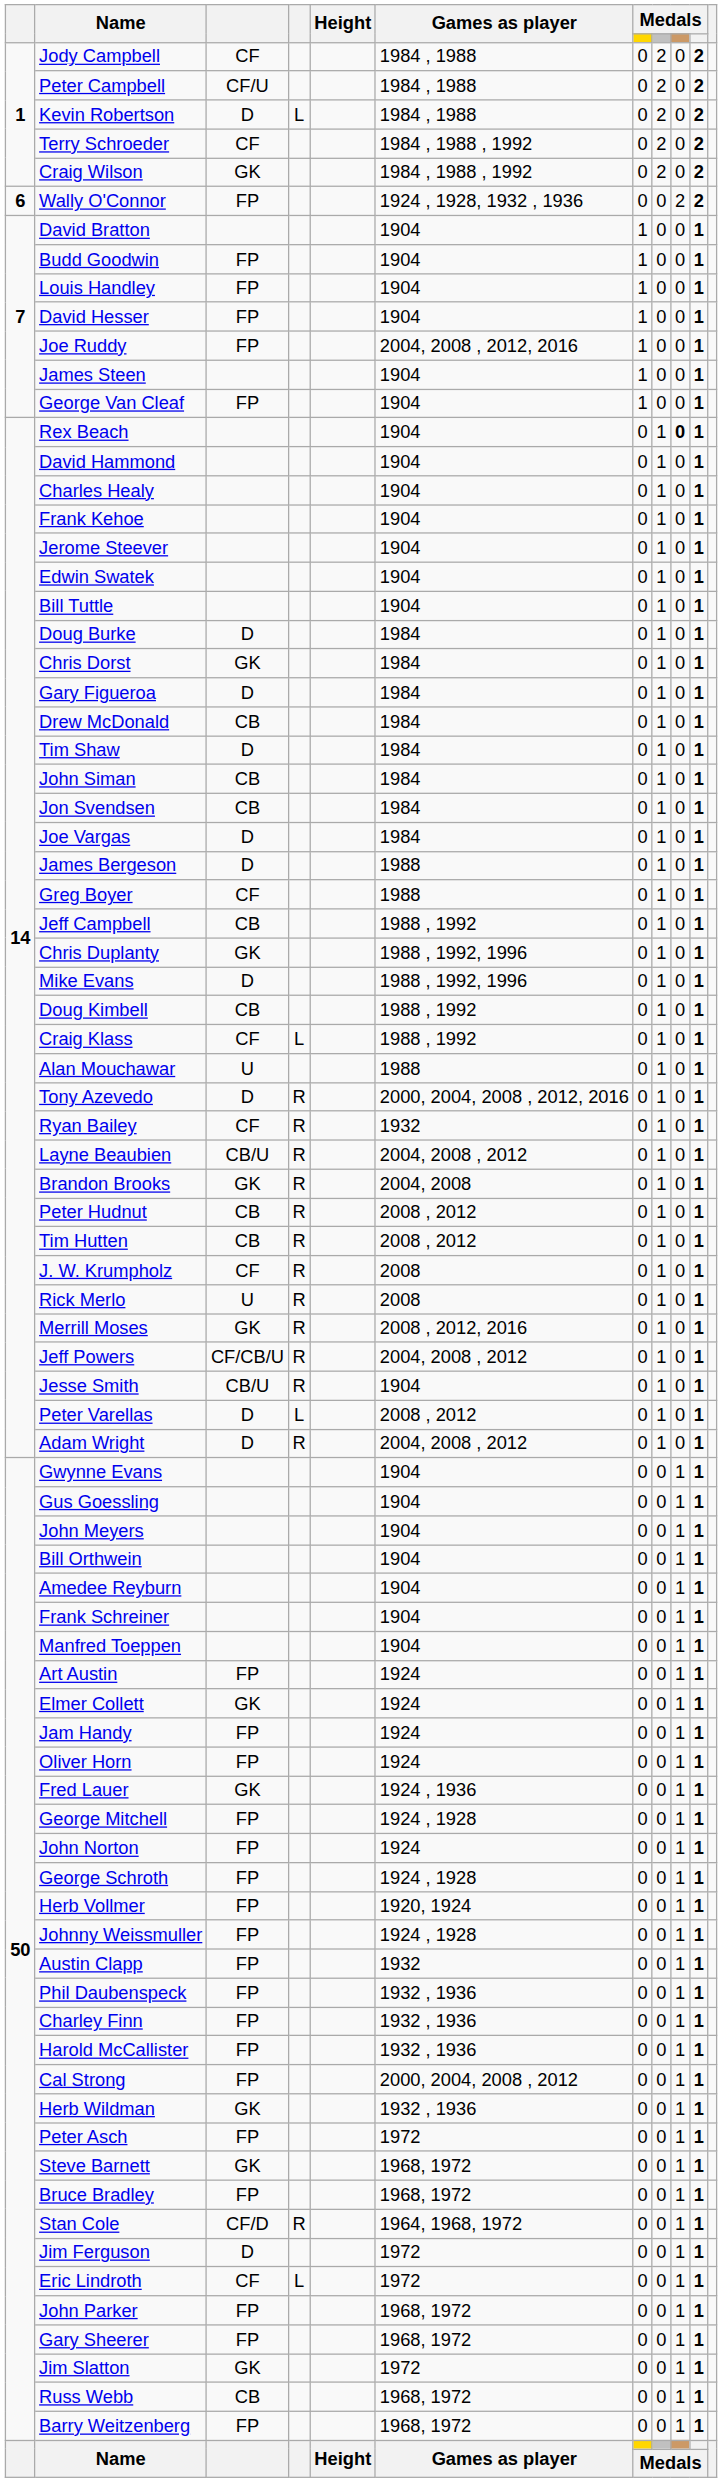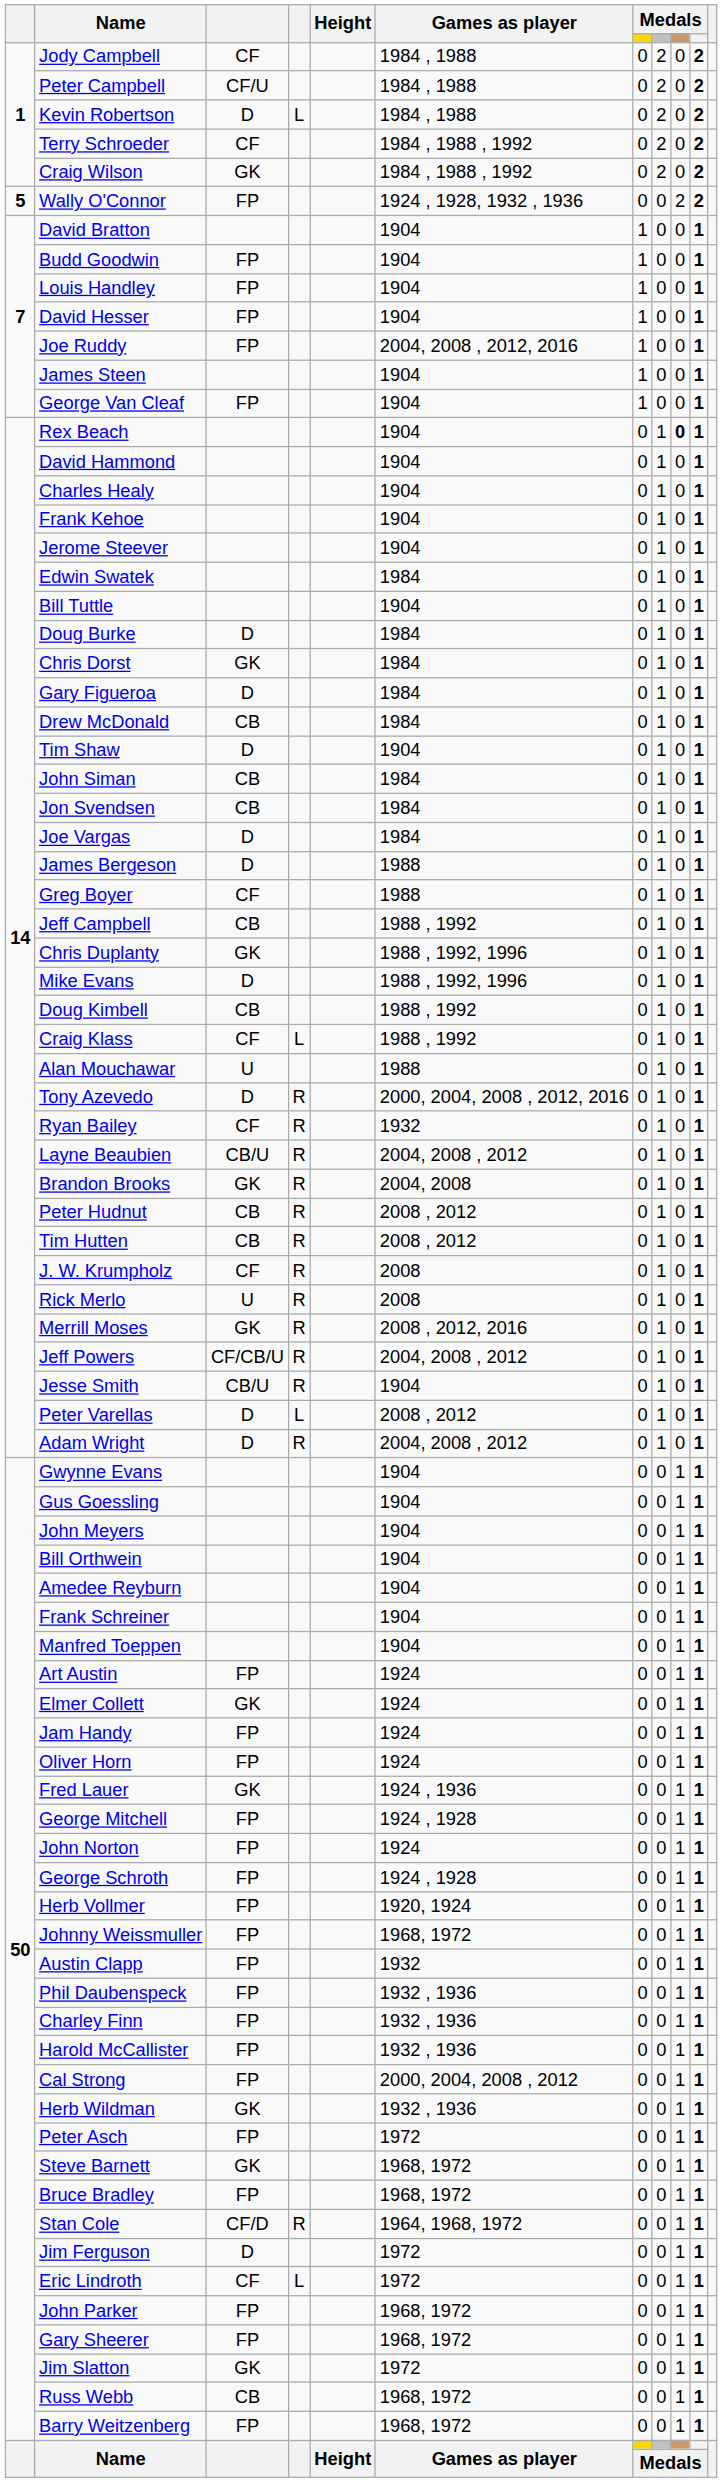(20, 201) 6 -> (20, 201) 5
(400, 577) 1904 -> (400, 577) 1984
(400, 750) 1984 -> (400, 750) 1904
(428, 1935) 1924 , 1928 -> (426, 1935) 1968, 1972
